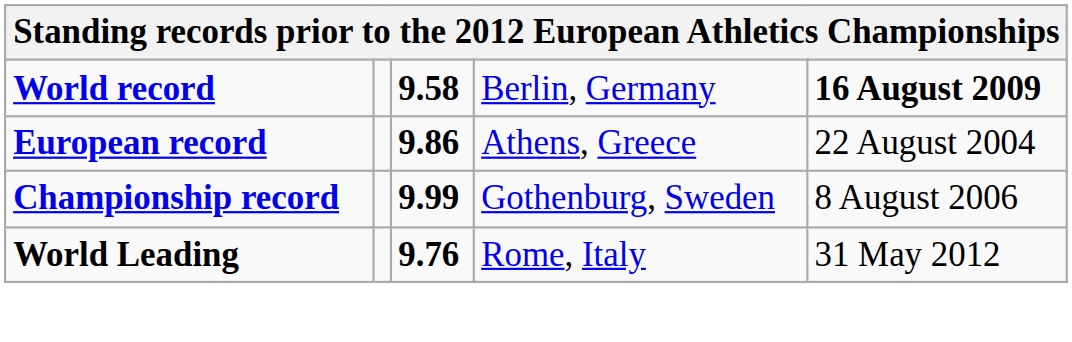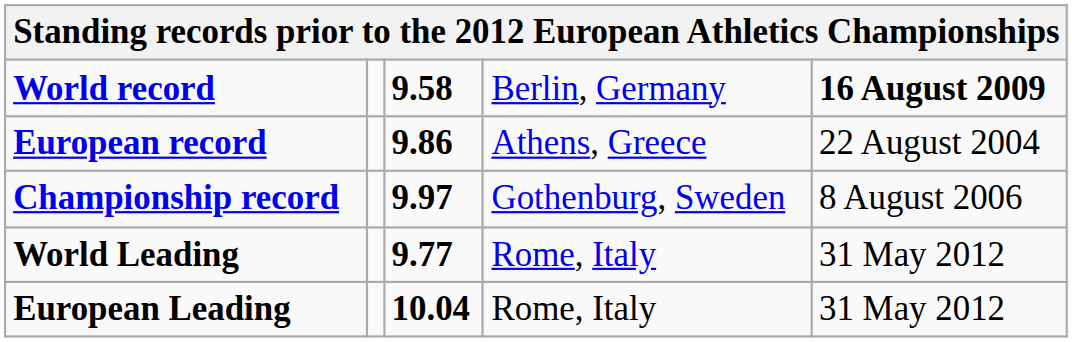(429, 198) 9.99 -> (422, 198) 9.97
(429, 253) 9.76 -> (422, 253) 9.77
+ row: (152, 308)
